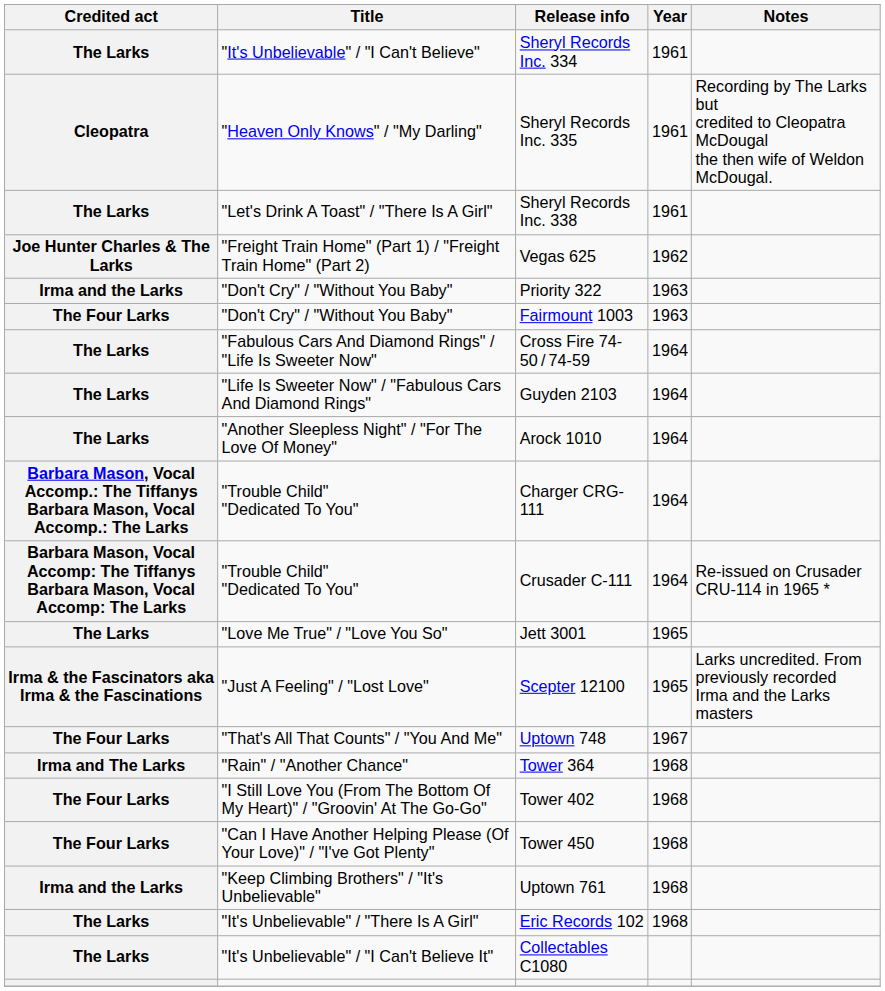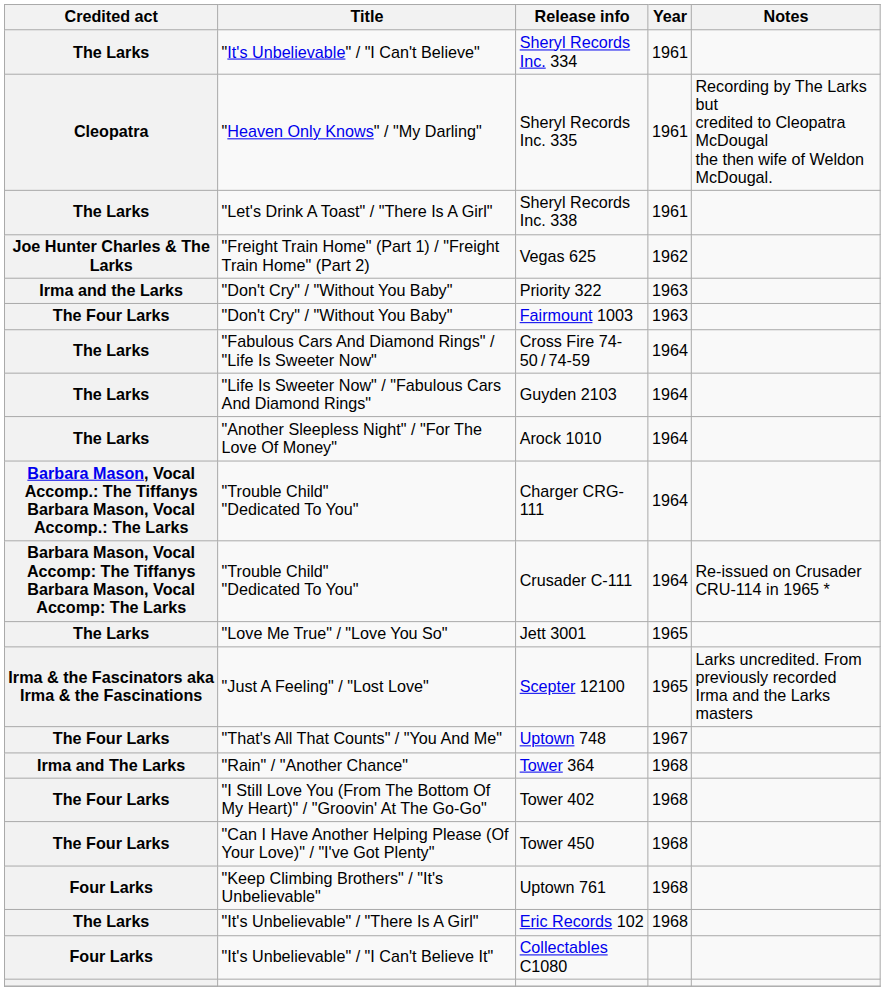(111, 887) Irma and the Larks -> (111, 887) Four Larks
(111, 957) The Larks -> (111, 957) Four Larks
